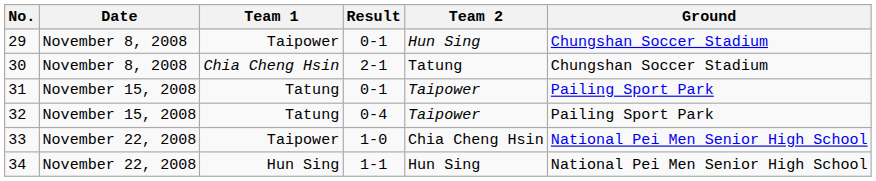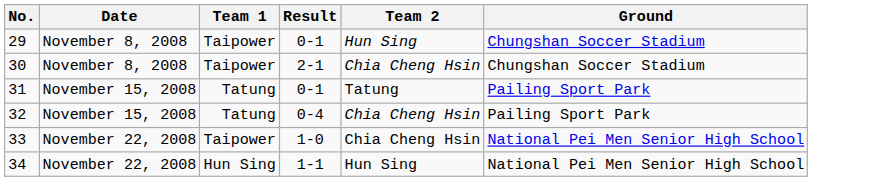(271, 66) Chia Cheng Hsin -> (240, 66) Taipower
(435, 66) Tatung -> (412, 66) Chia Cheng Hsin
(444, 91) Taipower -> (372, 91) Tatung
(444, 115) Taipower -> (412, 115) Chia Cheng Hsin
